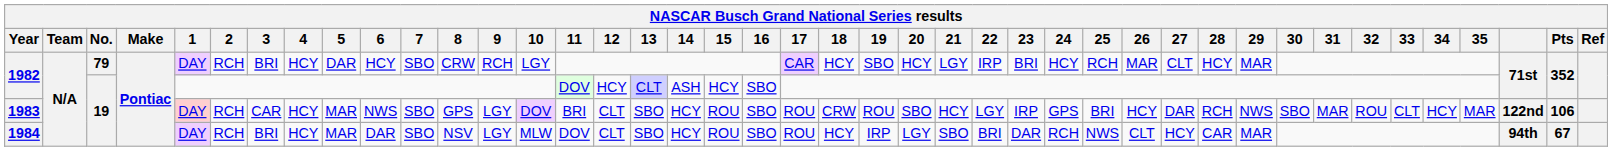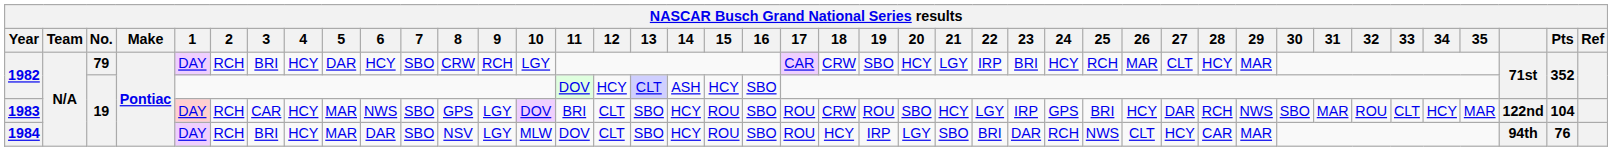(839, 63) HCY -> (839, 63) CRW
(1563, 111) 106 -> (1563, 111) 104
(1563, 134) 67 -> (1563, 134) 76
